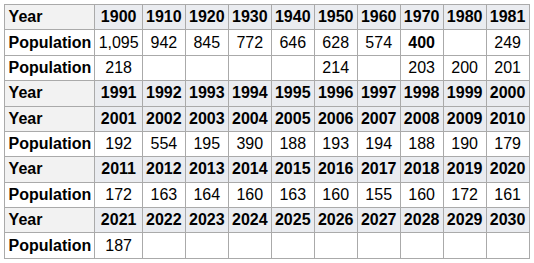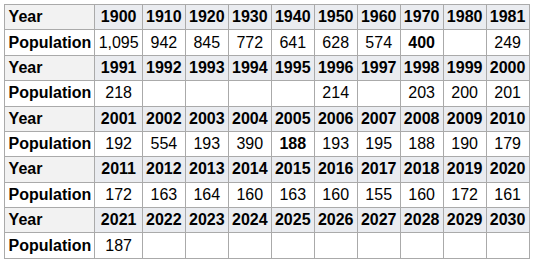(293, 42) 646 -> (293, 42) 641
rows swapped: (119, 93) <-> (119, 67)
(207, 144) 195 -> (207, 144) 193
(293, 144) normal -> (293, 144) bold
(379, 144) 194 -> (379, 144) 195
